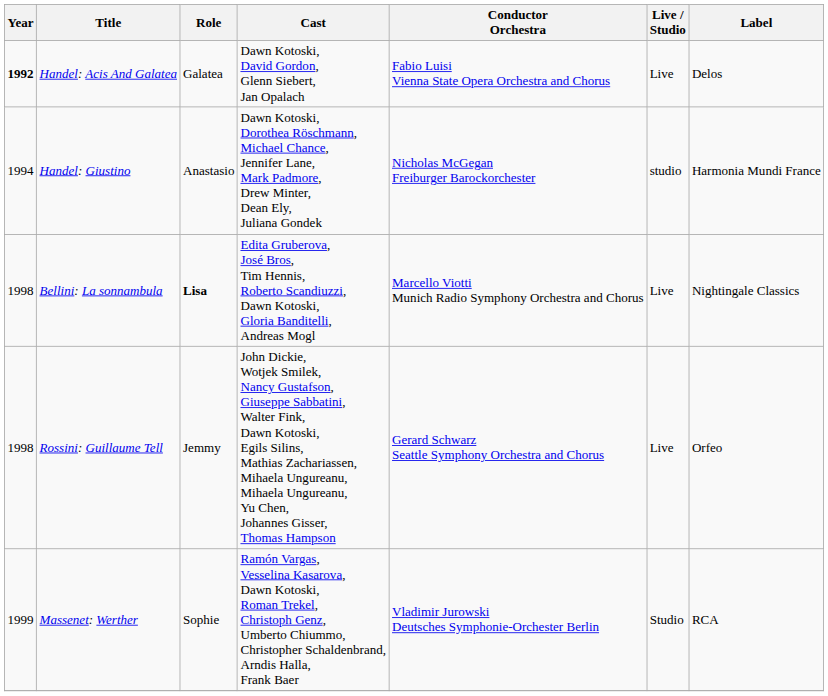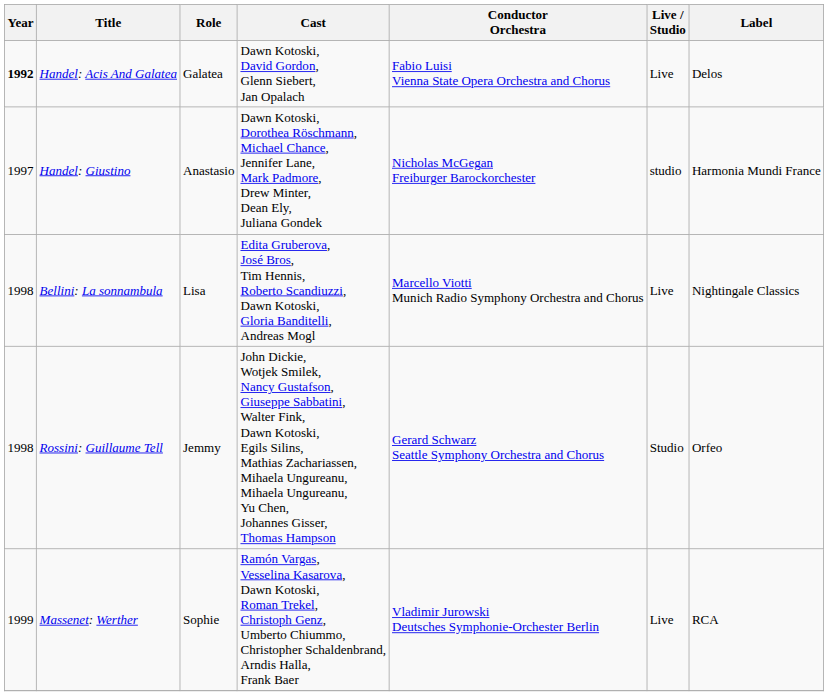(20, 170) 1994 -> (20, 170) 1997
(195, 289) bold -> (194, 289) normal
(662, 446) Live -> (667, 446) Studio
(667, 619) Studio -> (662, 619) Live
